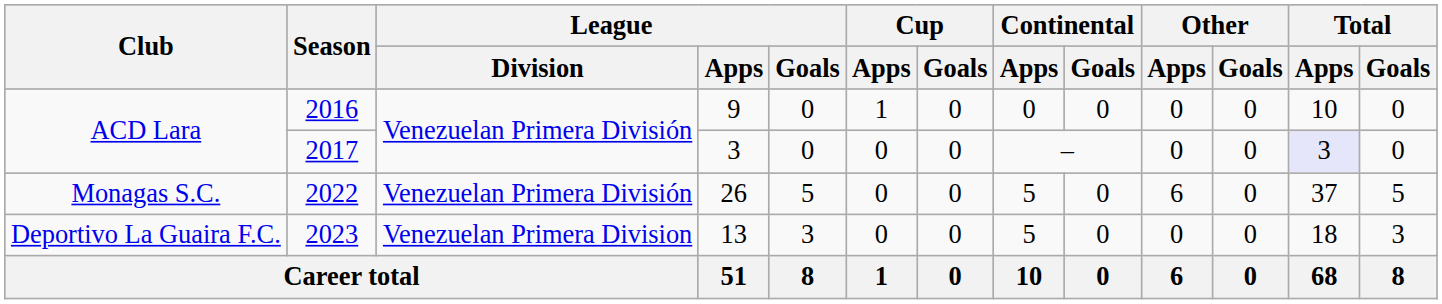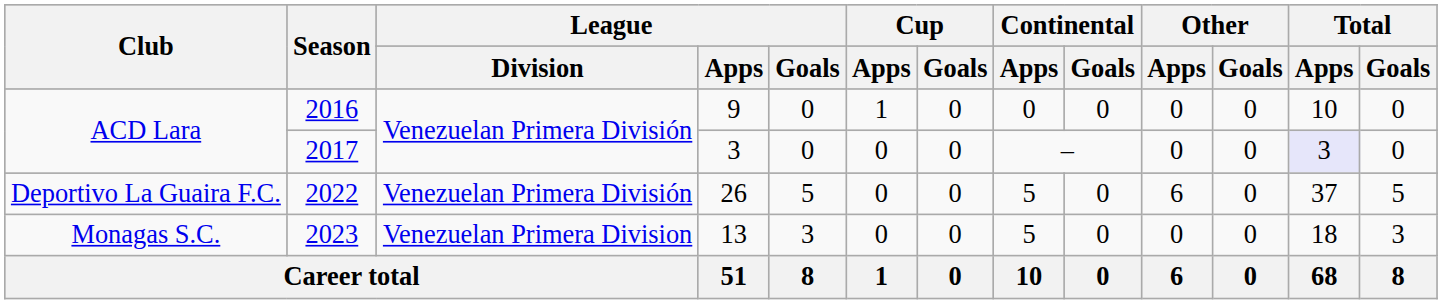(146, 192) Monagas S.C. -> (146, 192) Deportivo La Guaira F.C.
(146, 234) Deportivo La Guaira F.C. -> (146, 234) Monagas S.C.
